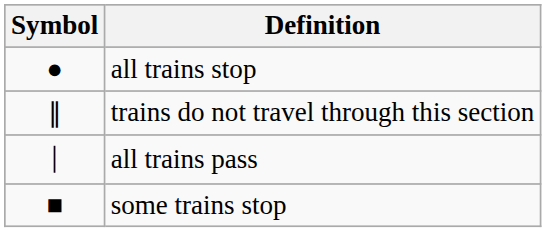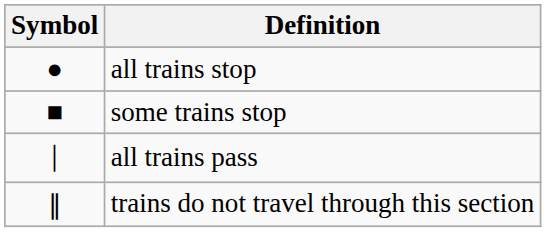rows swapped: (199, 204) <-> (322, 112)
